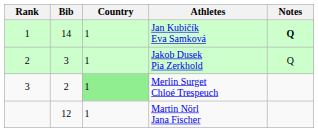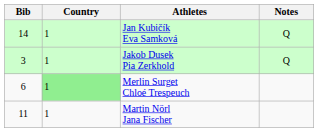- column: (27, 12)
(290, 33) bold -> (286, 33) normal
(66, 87) 2 -> (23, 87) 6
(66, 114) 12 -> (23, 114) 11
